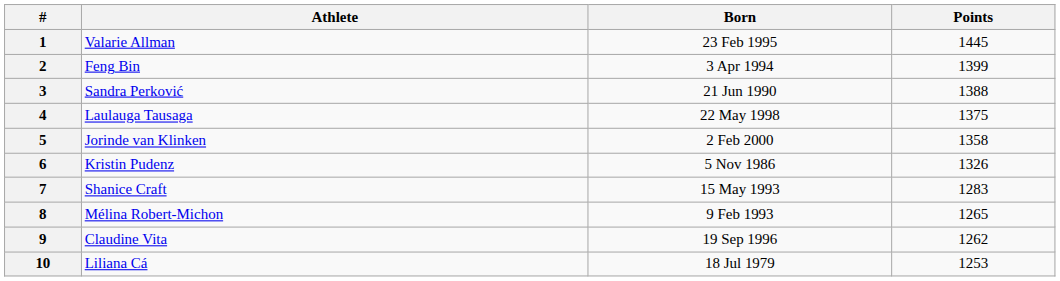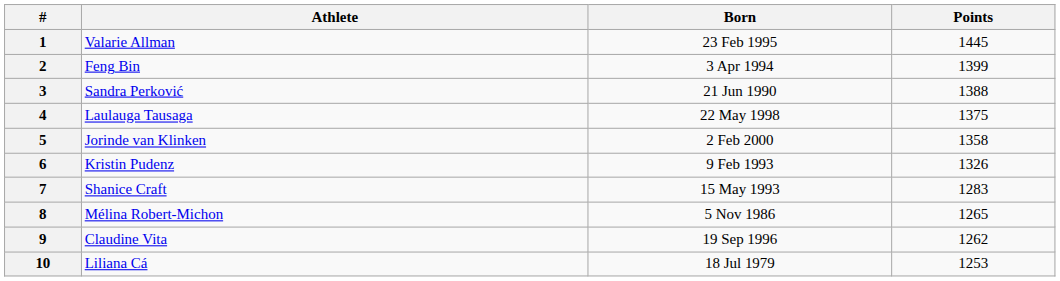(740, 165) 5 Nov 1986 -> (740, 165) 9 Feb 1993
(740, 214) 9 Feb 1993 -> (740, 214) 5 Nov 1986
